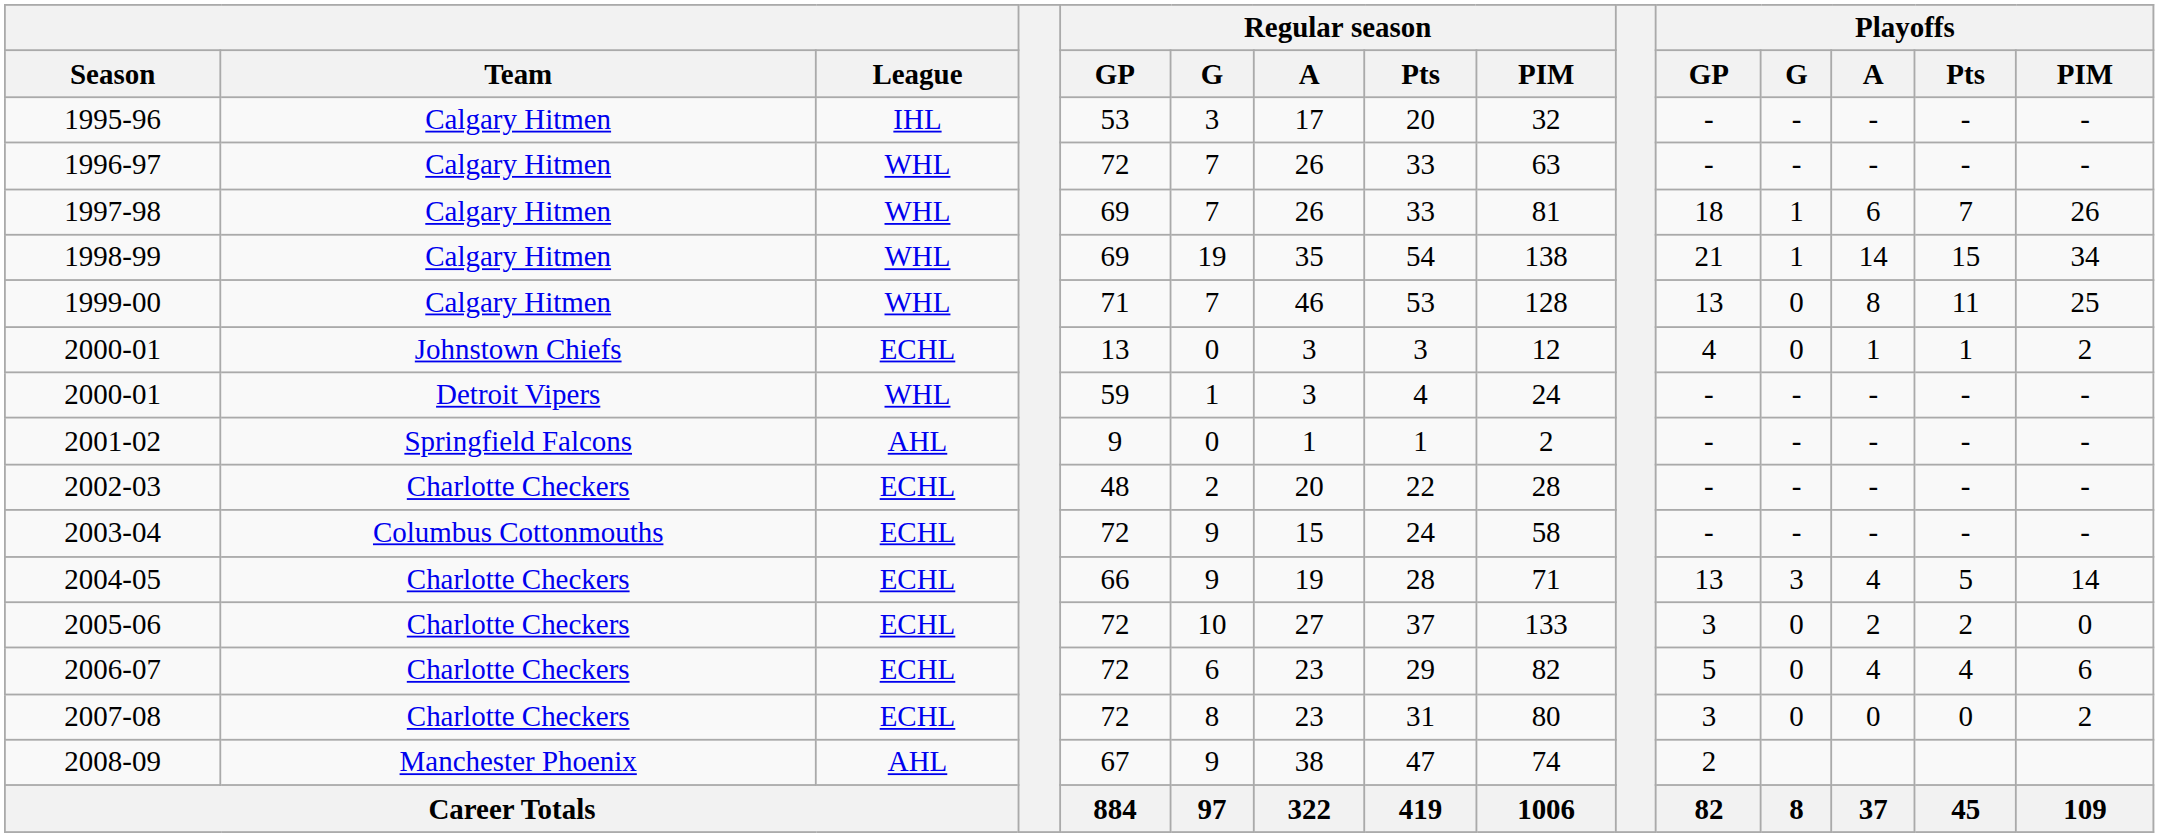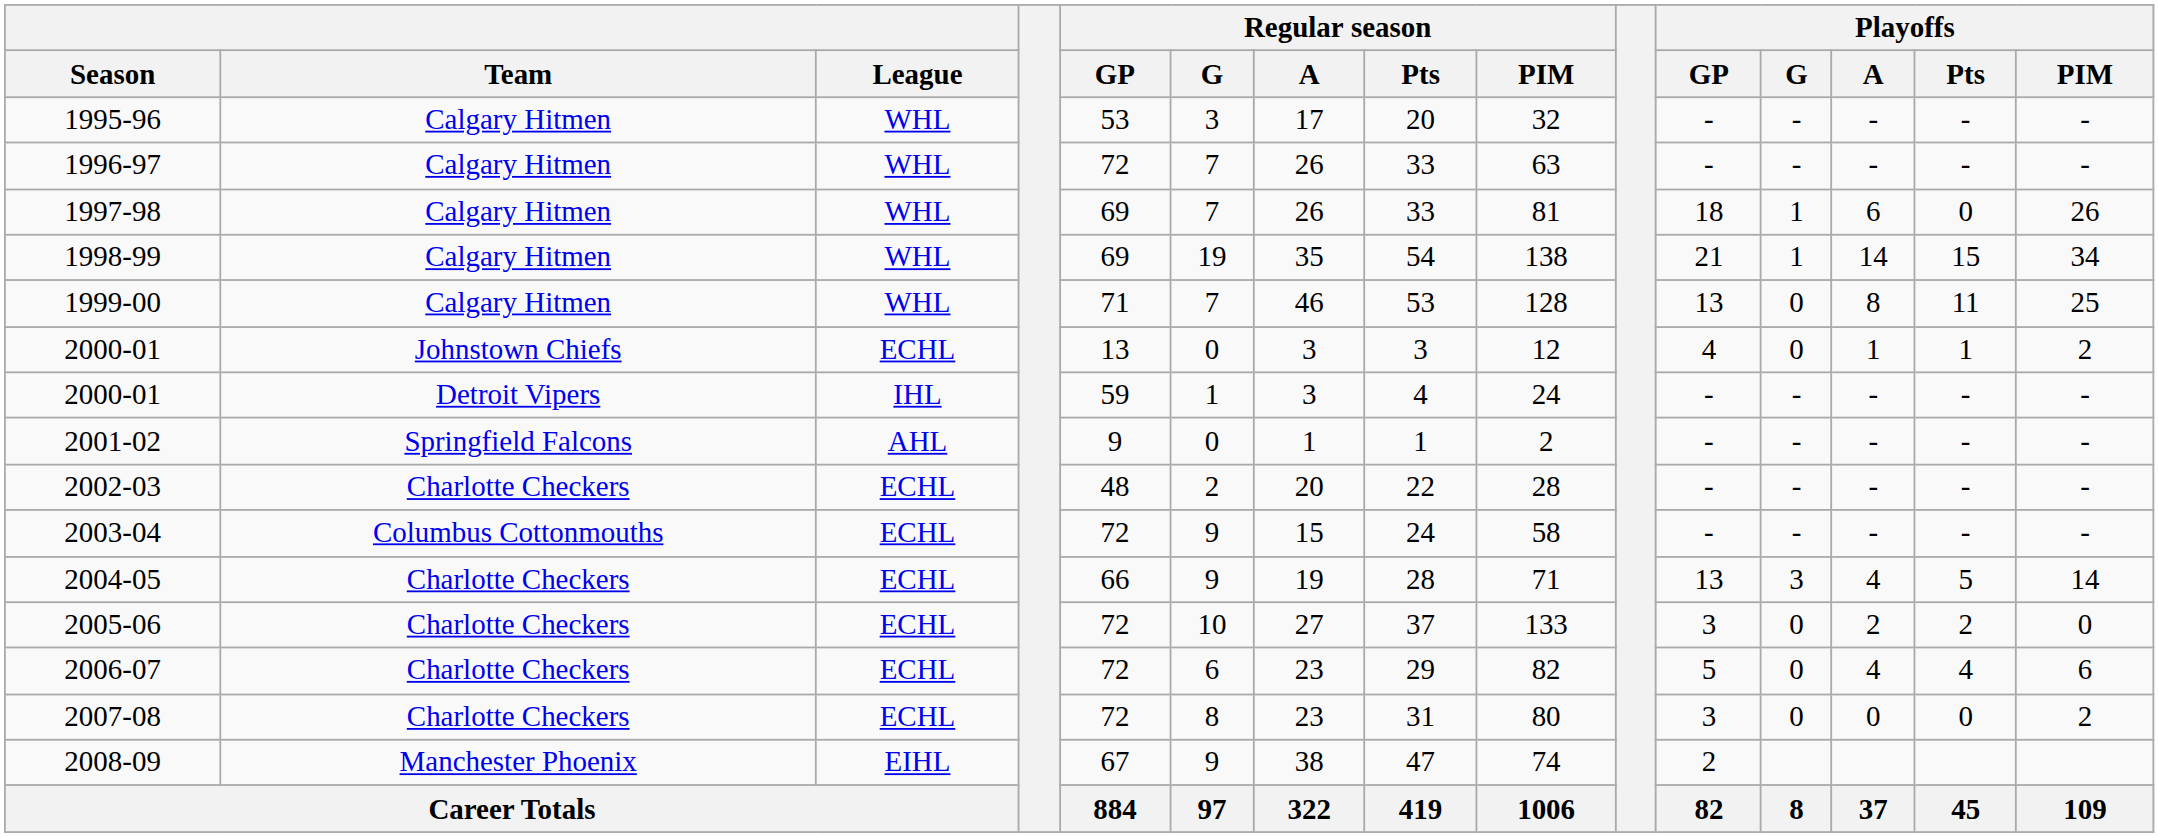(917, 119) IHL -> (917, 119) WHL
(1966, 211) 7 -> (1966, 211) 0
(917, 394) WHL -> (917, 394) IHL
(917, 762) AHL -> (917, 762) EIHL
